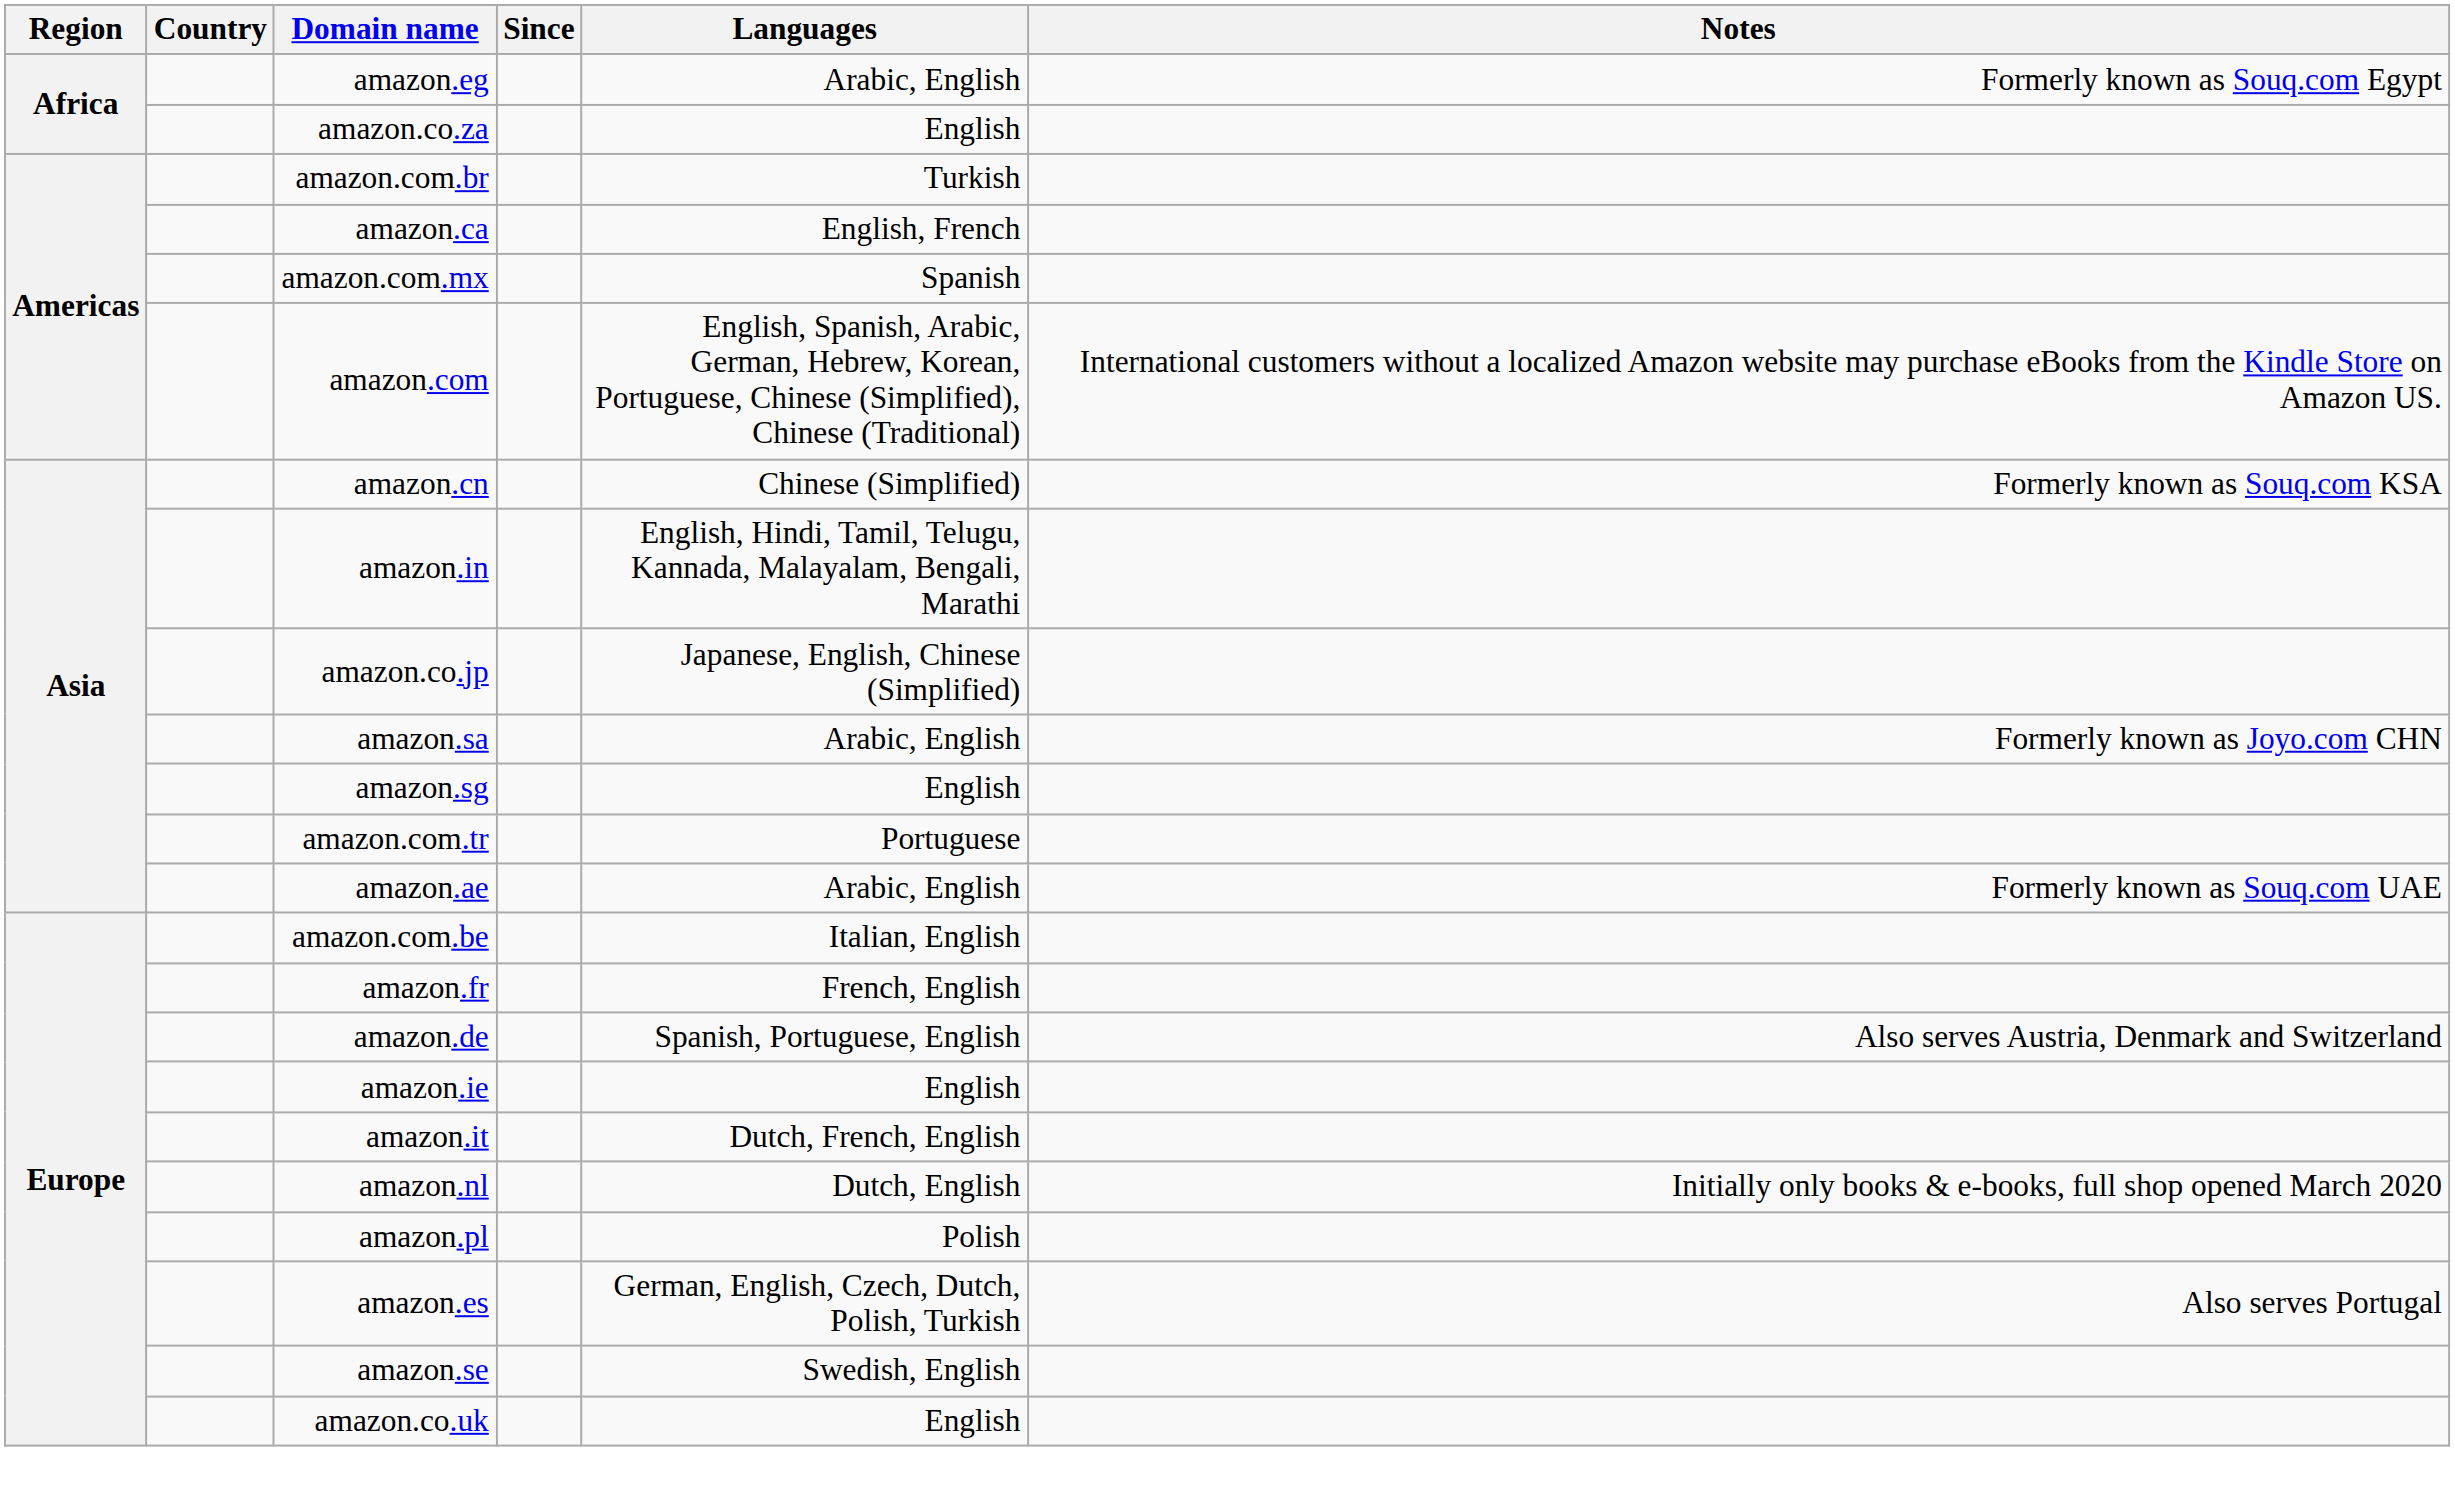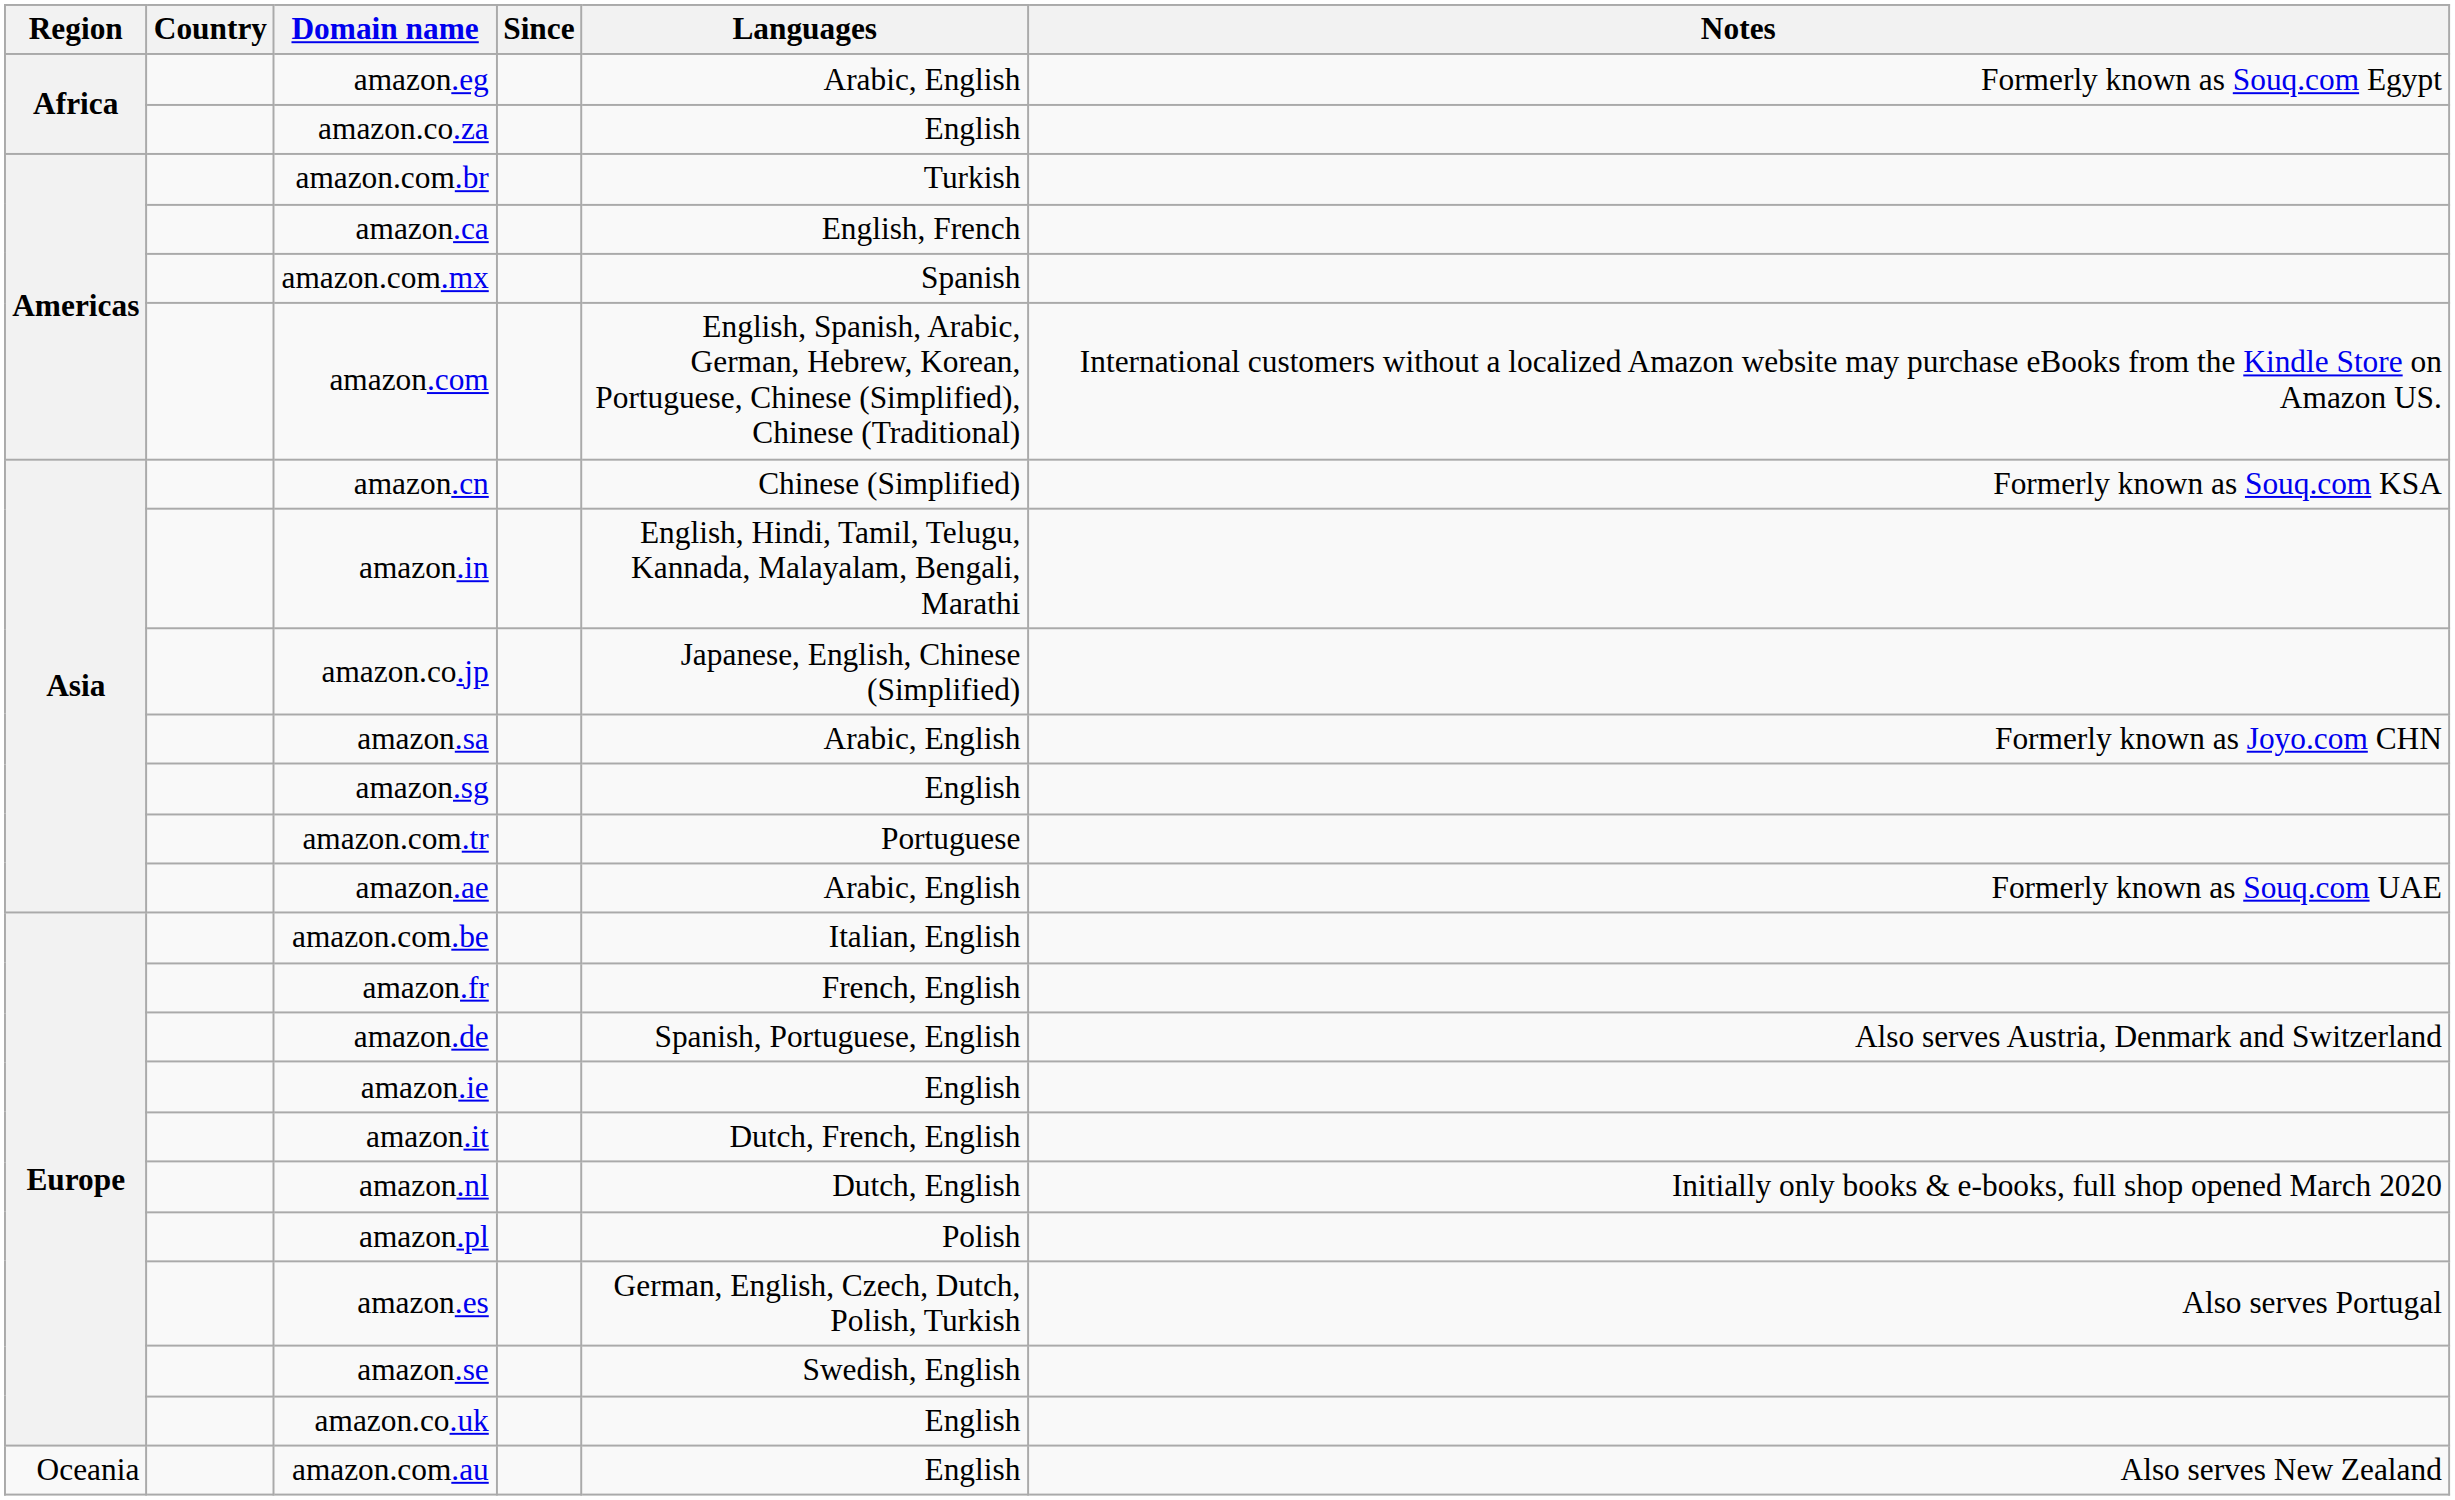+ row: (390, 1469)
